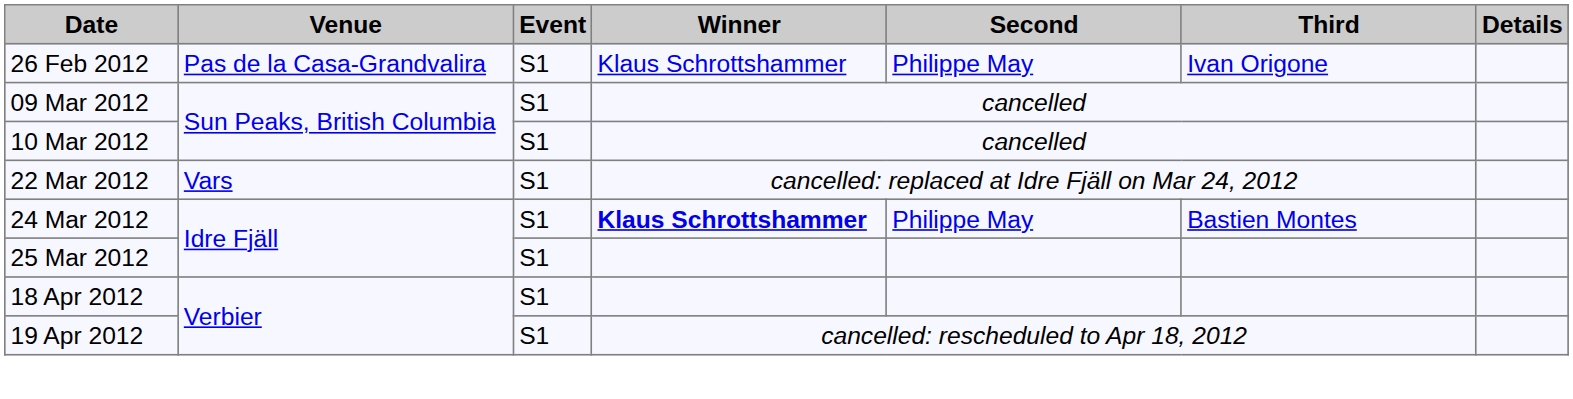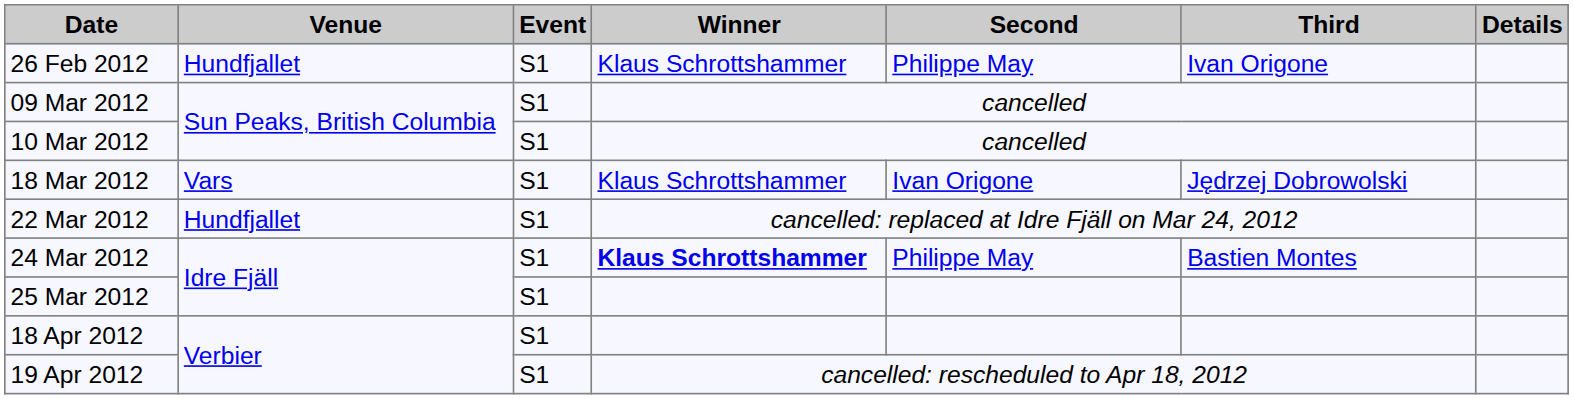(335, 63) Pas de la Casa-Grandvalira -> (242, 63) Hundfjallet
+ row: (80, 180)
(208, 180) Vars -> (242, 219) Hundfjallet
